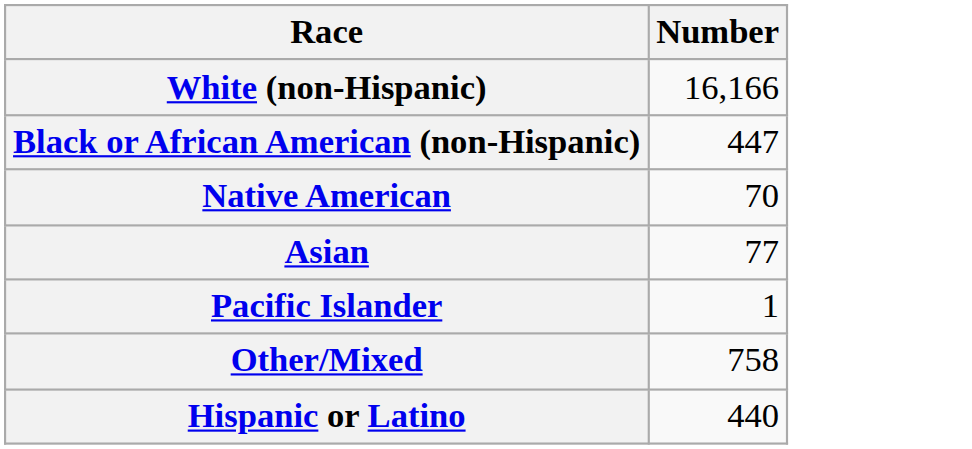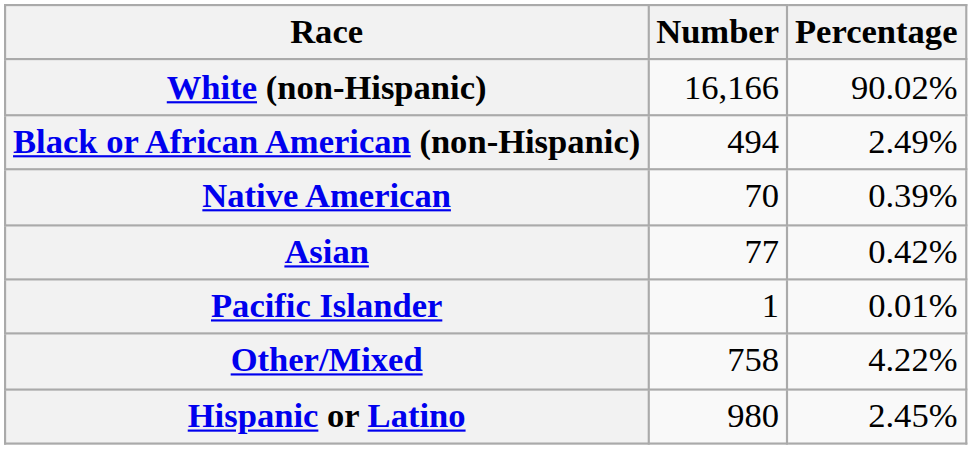+ column: (876, 31)
(753, 141) 447 -> (753, 141) 494
(753, 415) 440 -> (753, 415) 980
